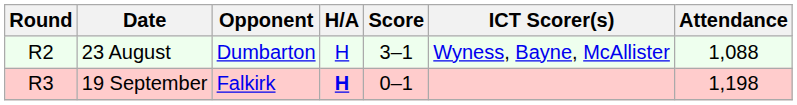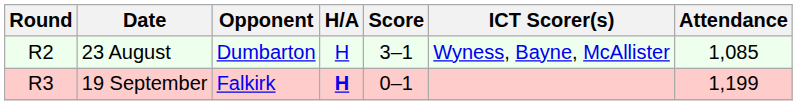(734, 52) 1,088 -> (734, 52) 1,085
(734, 83) 1,198 -> (734, 83) 1,199
